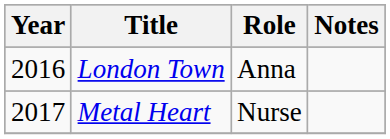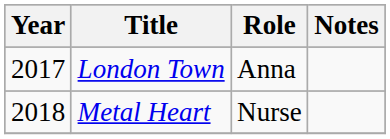(38, 68) 2016 -> (38, 68) 2017
(38, 111) 2017 -> (38, 111) 2018
